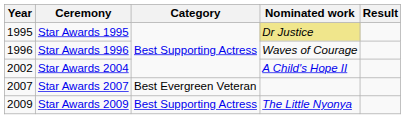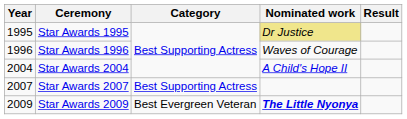(20, 68) 2002 -> (20, 68) 2004
(195, 86) Best Evergreen Veteran -> (195, 86) Best Supporting Actress
(195, 104) Best Supporting Actress -> (195, 104) Best Evergreen Veteran
(307, 104) normal -> (310, 104) bold
